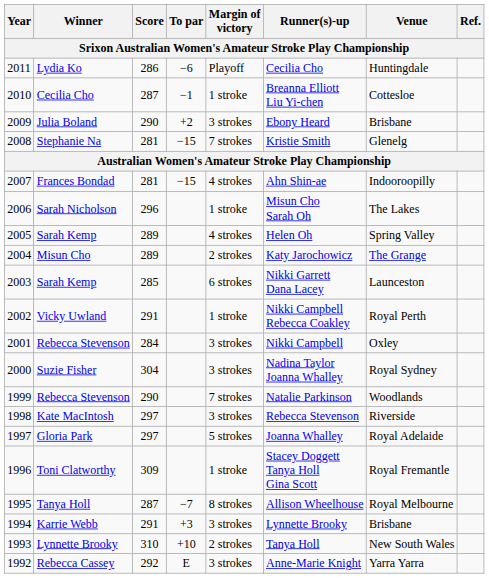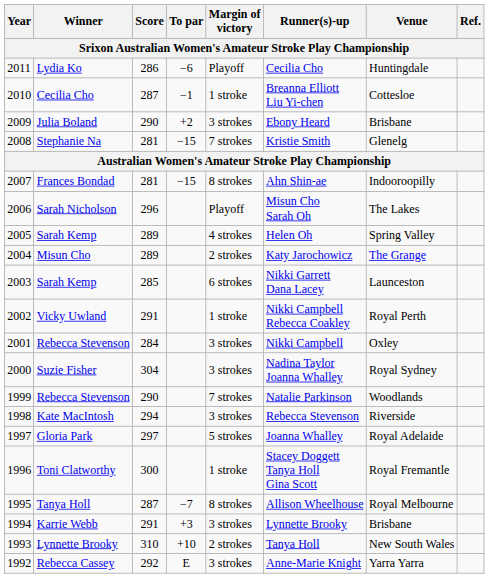(230, 181) 4 strokes -> (230, 181) 8 strokes
(228, 208) 1 stroke -> (226, 208) Playoff
(150, 416) 297 -> (150, 416) 294
(150, 470) 309 -> (150, 470) 300
